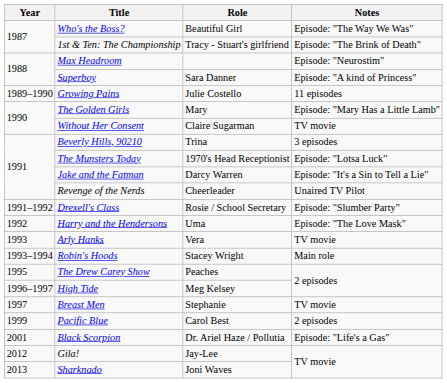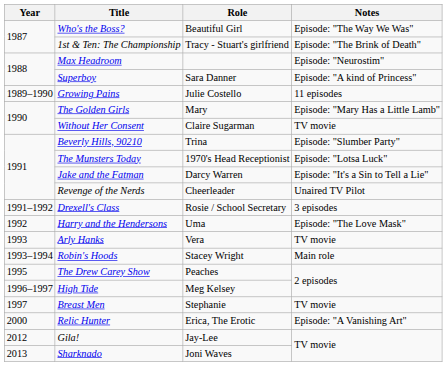(316, 142) 3 episodes -> (347, 142) Episode: "Slumber Party"
(347, 207) Episode: "Slumber Party" -> (316, 207) 3 episodes
- row: (83, 321)
+ row: (84, 321)
- row: (89, 337)
